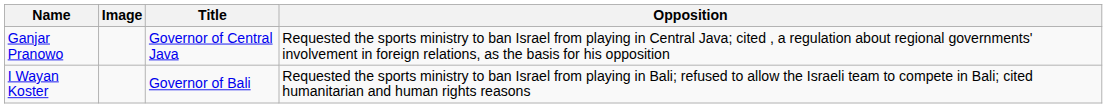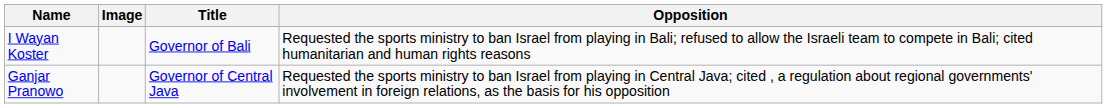rows swapped: (33, 84) <-> (35, 45)
